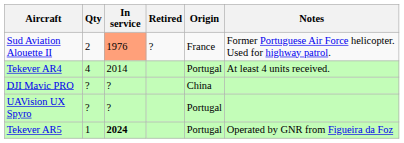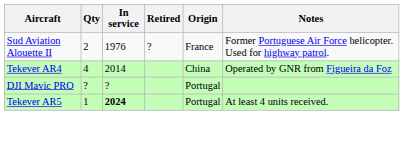(117, 46) lightsalmon background -> (115, 46) no background
(204, 69) Portugal -> (198, 69) China
(278, 69) At least 4 units received. -> (308, 69) Operated by GNR from Figueira da Foz
(199, 85) China -> (203, 85) Portugal
- row: (36, 107)
(310, 130) Operated by GNR from Figueira da Foz -> (277, 102) At least 4 units received.
